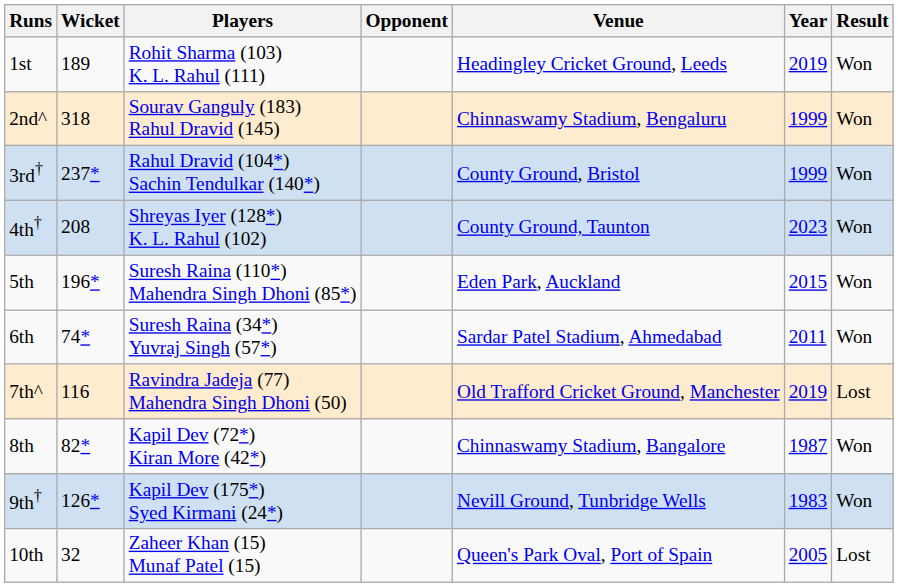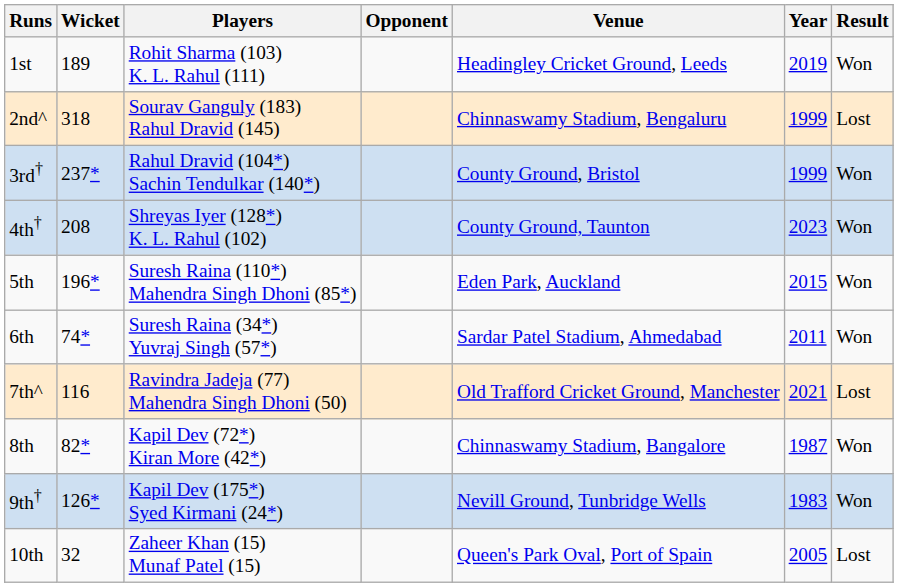(854, 118) Won -> (853, 118) Lost
(808, 391) 2019 -> (808, 391) 2021
